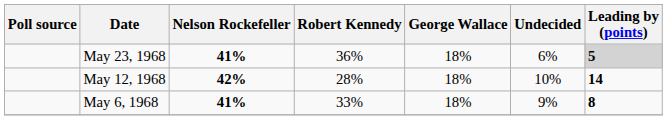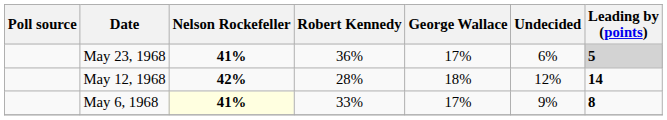(458, 56) 18% -> (458, 56) 17%
(548, 79) 10% -> (548, 79) 12%
(231, 102) no background -> (231, 102) lightyellow background
(458, 102) 18% -> (458, 102) 17%
